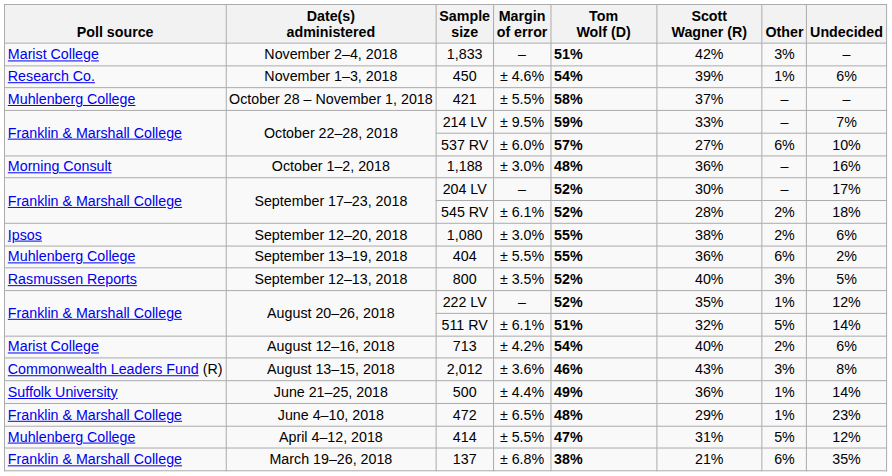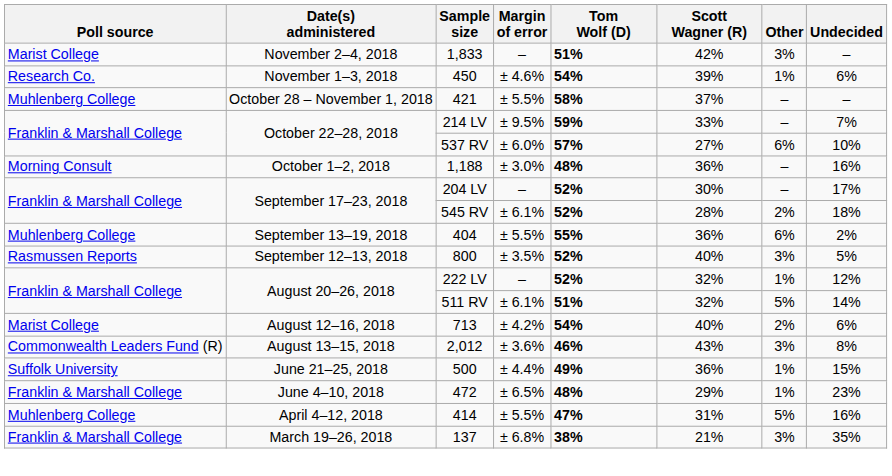- row: (465, 235)
(709, 302) 35% -> (709, 280) 32%
(847, 392) 14% -> (847, 370) 15%
(847, 437) 12% -> (847, 415) 16%
(784, 460) 6% -> (784, 437) 3%
